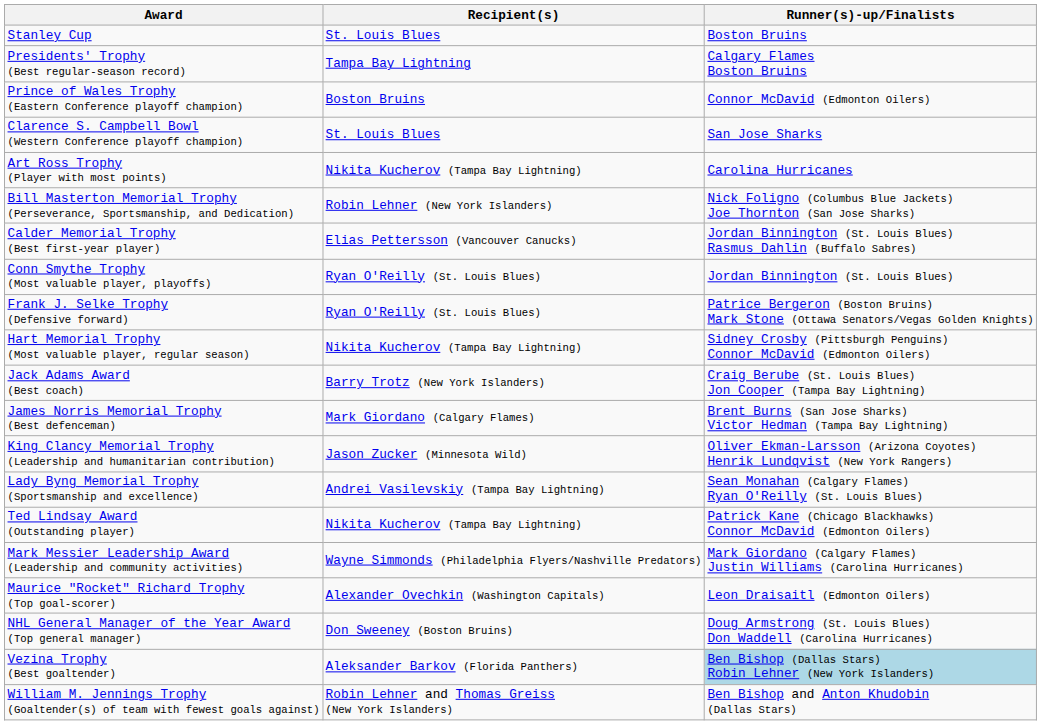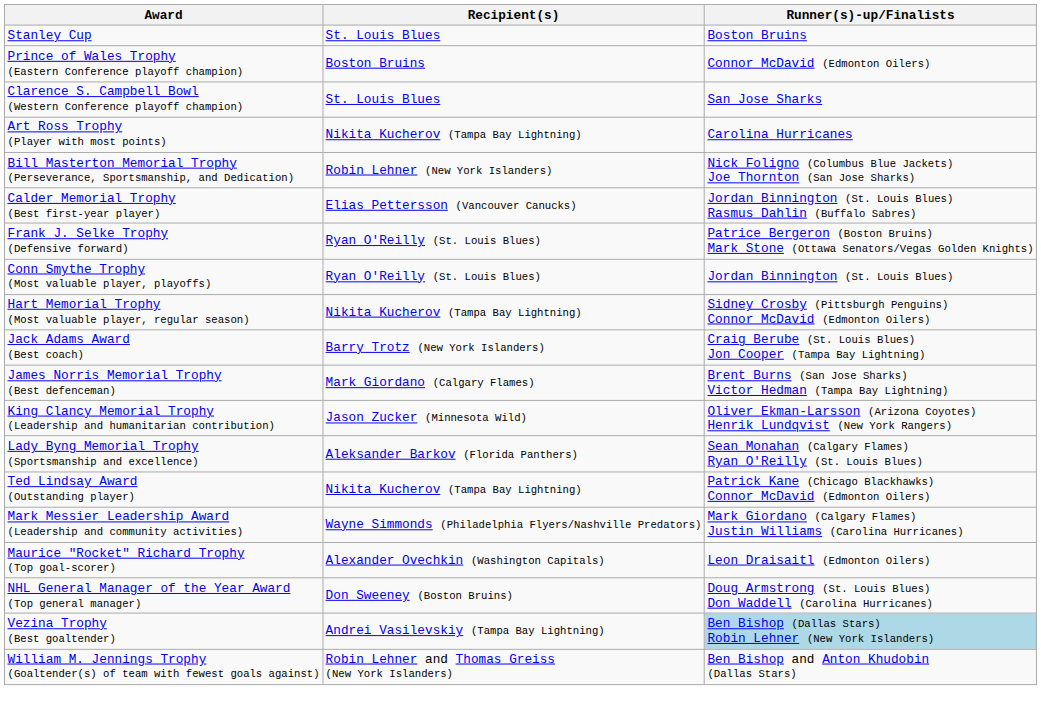- row: (97, 63)
rows swapped: (109, 276) <-> (88, 312)
(465, 489) Andrei Vasilevskiy (Tampa Bay Lightning) -> (452, 454) Aleksander Barkov (Florida Panthers)
(452, 667) Aleksander Barkov (Florida Panthers) -> (465, 631) Andrei Vasilevskiy (Tampa Bay Lightning)
